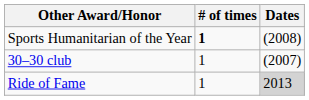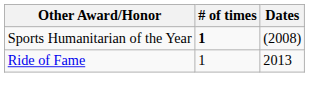- row: (40, 60)
(278, 83) lightgrey background -> (278, 60) no background
